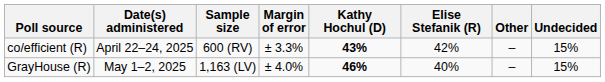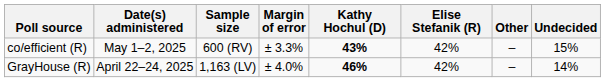(145, 48) April 22–24, 2025 -> (145, 48) May 1–2, 2025
(145, 67) May 1–2, 2025 -> (145, 67) April 22–24, 2025
(447, 67) 40% -> (447, 67) 42%
(566, 67) 15% -> (566, 67) 14%
